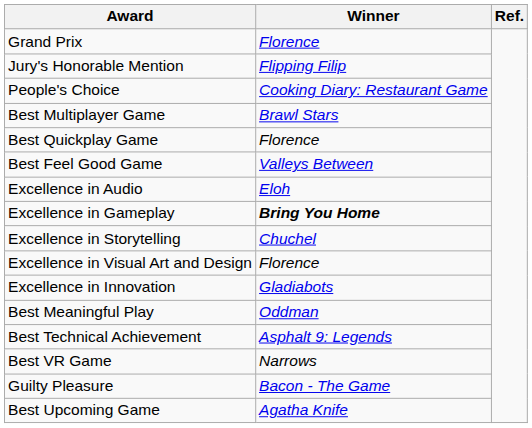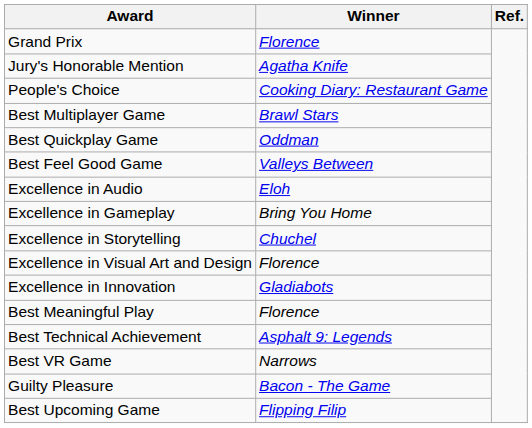(303, 66) Flipping Filip -> (304, 66) Agatha Knife
(289, 139) Florence -> (289, 139) Oddman
(319, 213) bold -> (315, 213) normal
(289, 312) Oddman -> (289, 312) Florence
(304, 410) Agatha Knife -> (303, 410) Flipping Filip
